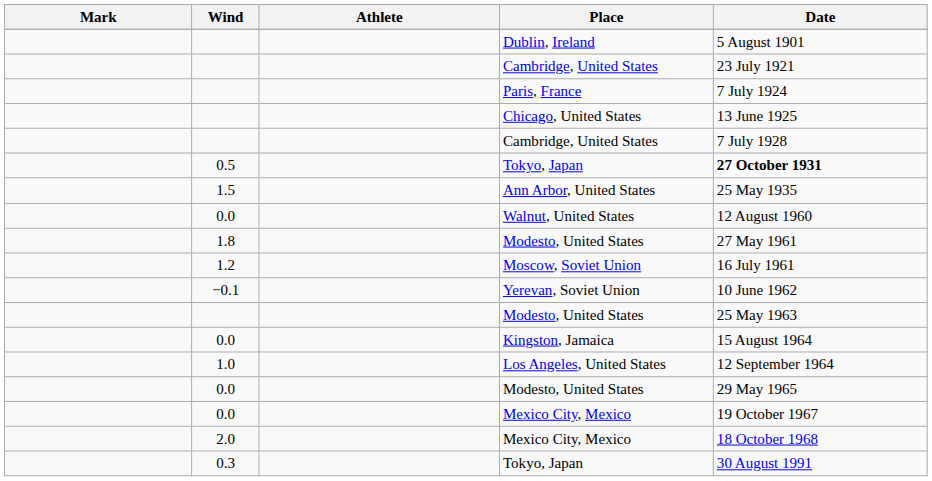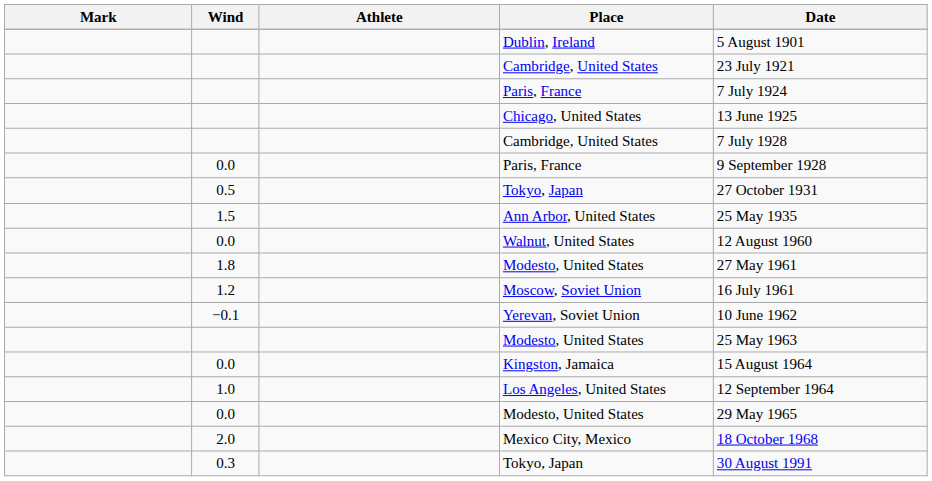+ row: (226, 165)
(769, 165) bold -> (767, 190) normal
- row: (226, 414)
